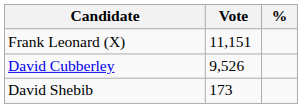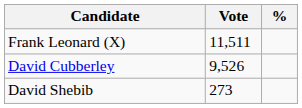(230, 41) 11,151 -> (230, 41) 11,511
(221, 90) 173 -> (221, 90) 273
